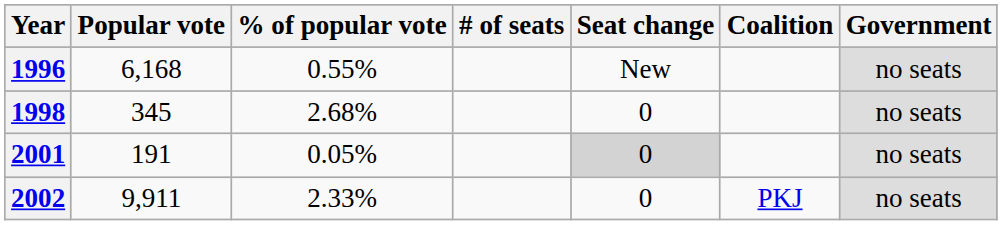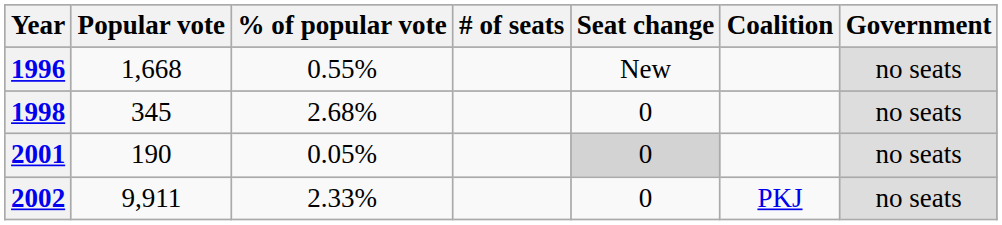(151, 68) 6,168 -> (151, 68) 1,668
(151, 154) 191 -> (151, 154) 190
